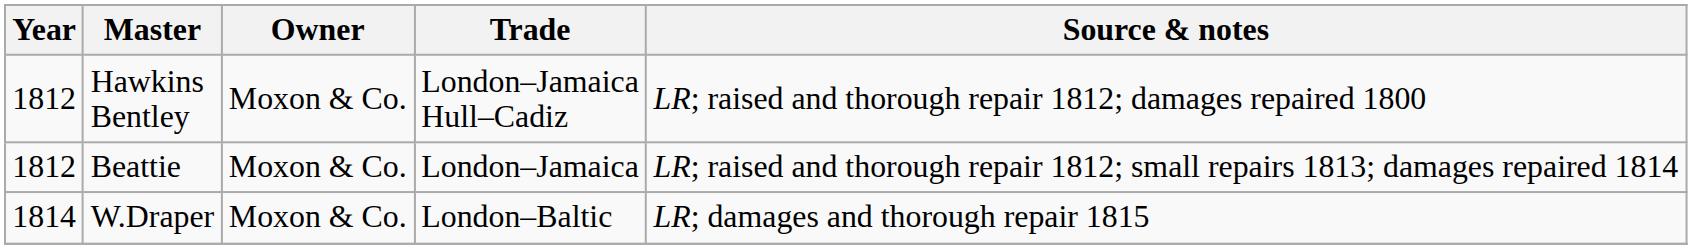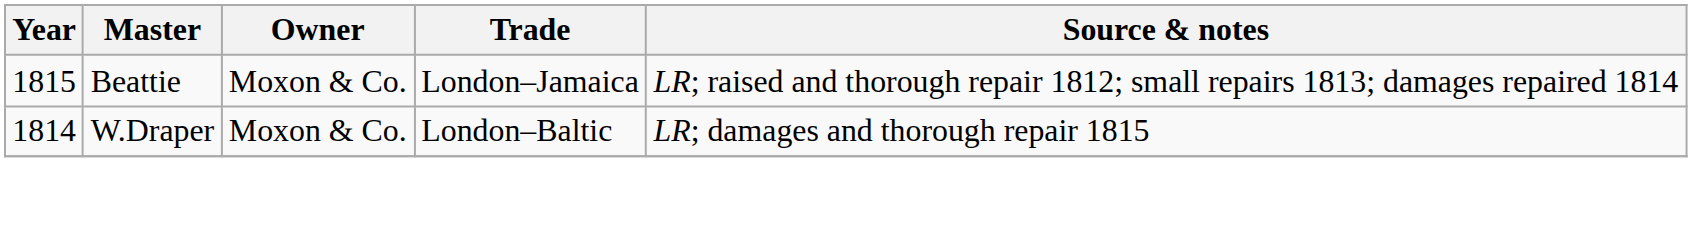- row: (147, 98)
(44, 166) 1812 -> (44, 80) 1815
